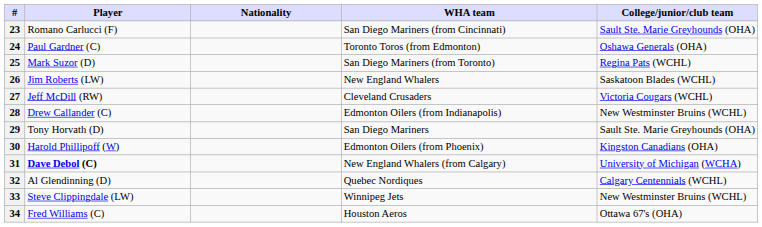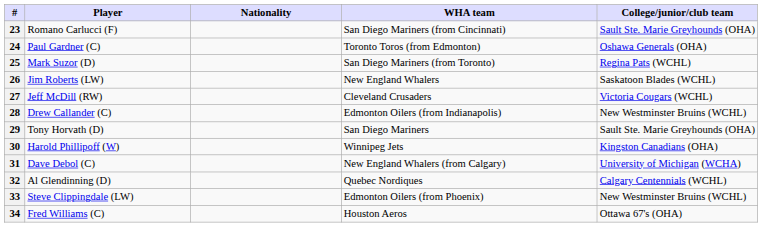(414, 146) Edmonton Oilers (from Phoenix) -> (374, 146) Winnipeg Jets
(62, 163) bold -> (61, 163) normal
(374, 197) Winnipeg Jets -> (414, 197) Edmonton Oilers (from Phoenix)
